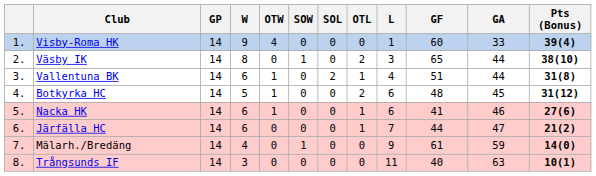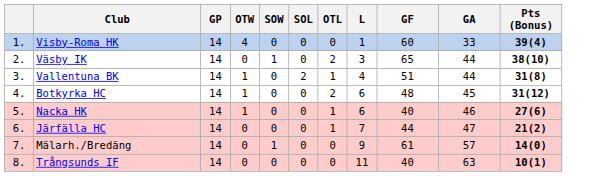- column: (245, 19)
(437, 111) 41 -> (407, 111) 40
(498, 145) 59 -> (469, 145) 57
